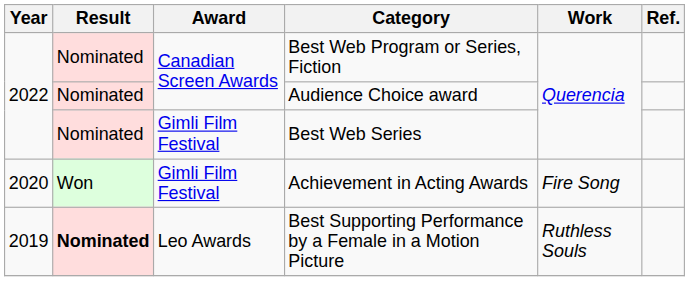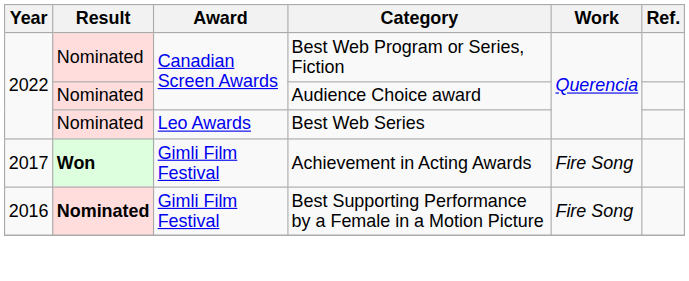(197, 134) Gimli Film Festival -> (204, 124) Leo Awards
(29, 182) 2020 -> (29, 162) 2017
(75, 182) normal -> (76, 162) bold
(29, 241) 2019 -> (29, 211) 2016
(204, 241) Leo Awards -> (197, 211) Gimli Film Festival
(577, 241) Ruthless Souls -> (594, 211) Fire Song
